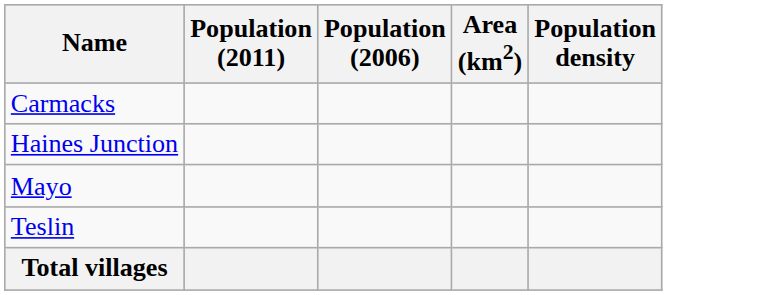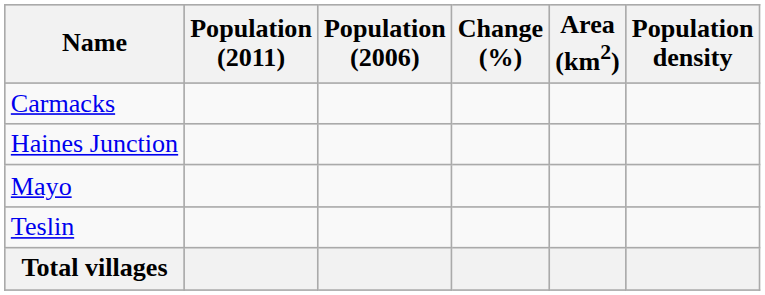+ column: (500, 43)
